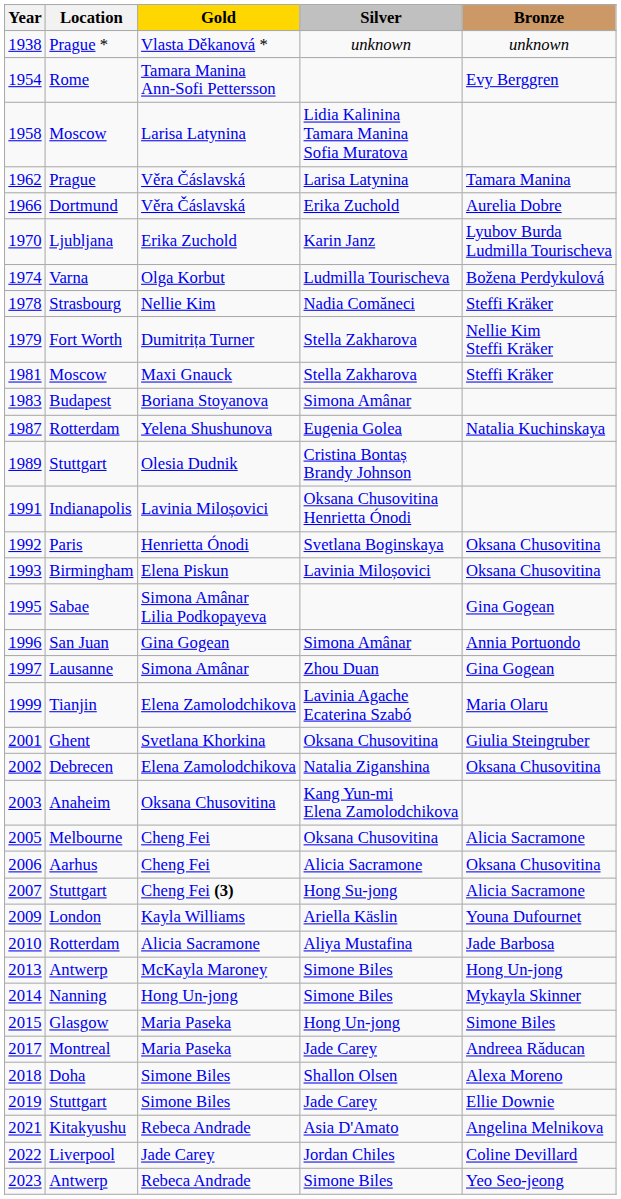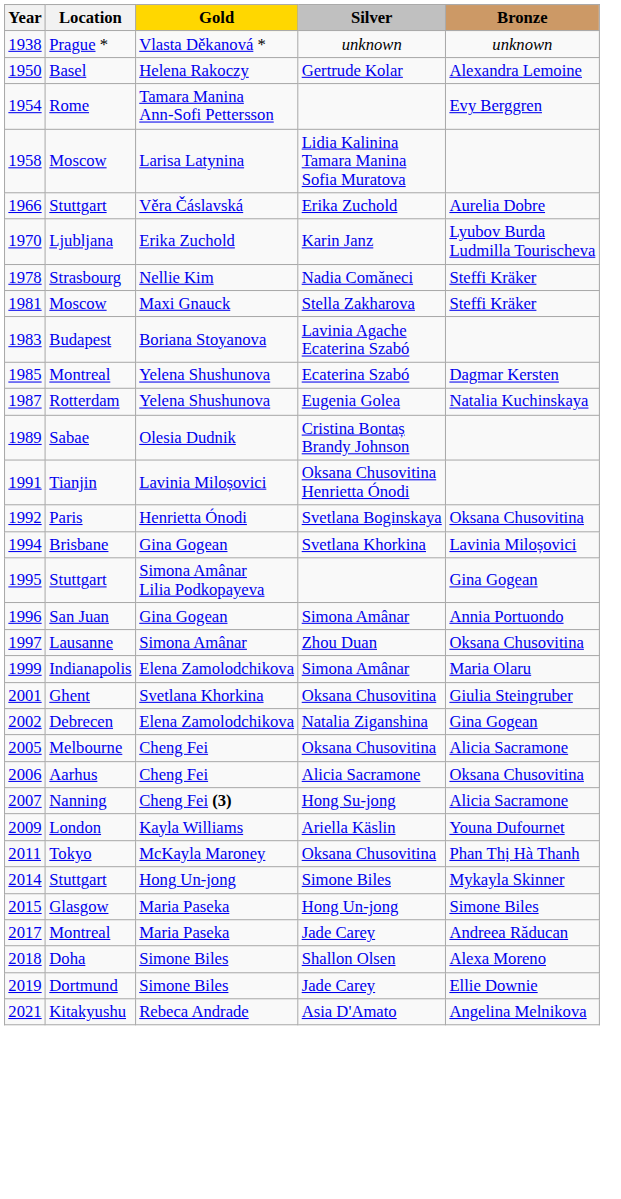+ row: (25, 70)
- row: (25, 179)
(84, 205) Dortmund -> (78, 205) Stuttgart
- row: (25, 277)
- row: (25, 339)
(357, 401) Simona Amânar -> (356, 339) Lavinia Agache Ecaterina Szabó
+ row: (25, 375)
(78, 463) Stuttgart -> (69, 437) Sabae
(90, 508) Indianapolis -> (73, 482) Tianjin
- row: (25, 570)
+ row: (25, 544)
(69, 606) Sabae -> (78, 580) Stuttgart
(510, 668) Gina Gogean -> (517, 642) Oksana Chusovitina
(73, 704) Tianjin -> (90, 668) Indianapolis
(357, 704) Lavinia Agache Ecaterina Szabó -> (356, 668) Simona Amânar
(533, 766) Oksana Chusovitina -> (494, 721) Gina Gogean
- row: (25, 802)
(78, 891) Stuttgart -> (78, 800) Nanning
- row: (25, 943)
+ row: (25, 853)
- row: (25, 970)
(78, 996) Nanning -> (78, 879) Stuttgart
(78, 1102) Stuttgart -> (84, 985) Dortmund
- row: (25, 1154)
- row: (25, 1181)
